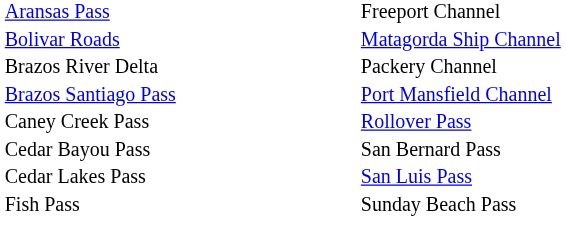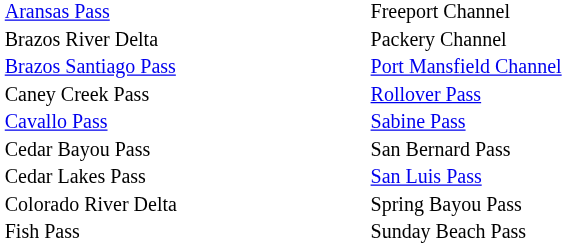- row: (62, 39)
+ row: (56, 121)
+ row: (91, 204)
